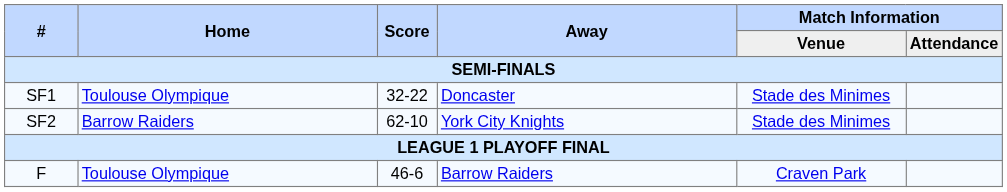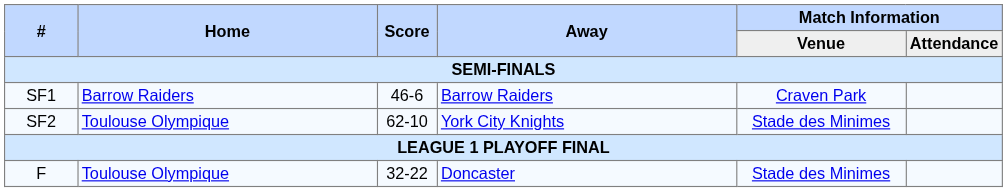(155, 96) Toulouse Olympique -> (138, 96) Barrow Raiders
(407, 96) 32-22 -> (407, 96) 46-6
(478, 96) Doncaster -> (497, 96) Barrow Raiders
(821, 96) Stade des Minimes -> (821, 96) Craven Park
(138, 122) Barrow Raiders -> (155, 122) Toulouse Olympique
(407, 174) 46-6 -> (407, 174) 32-22
(497, 174) Barrow Raiders -> (478, 174) Doncaster
(821, 174) Craven Park -> (821, 174) Stade des Minimes
